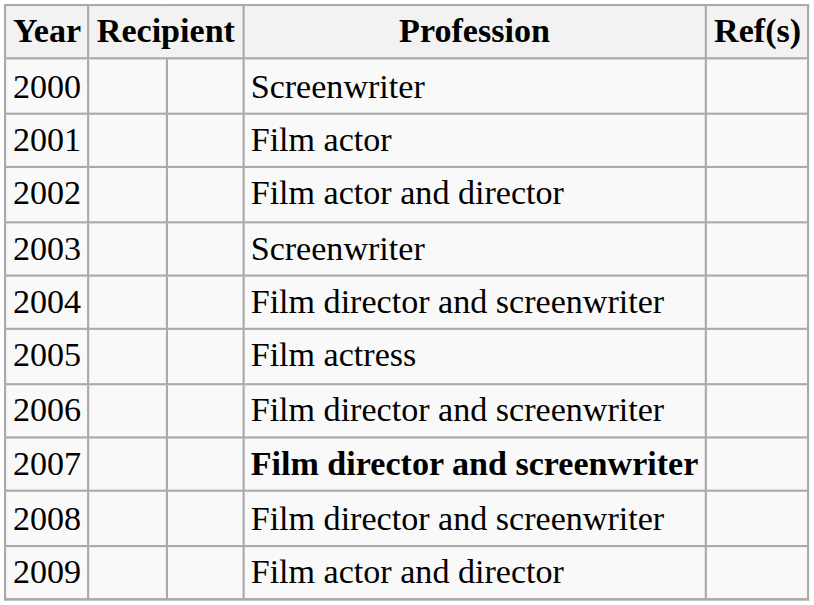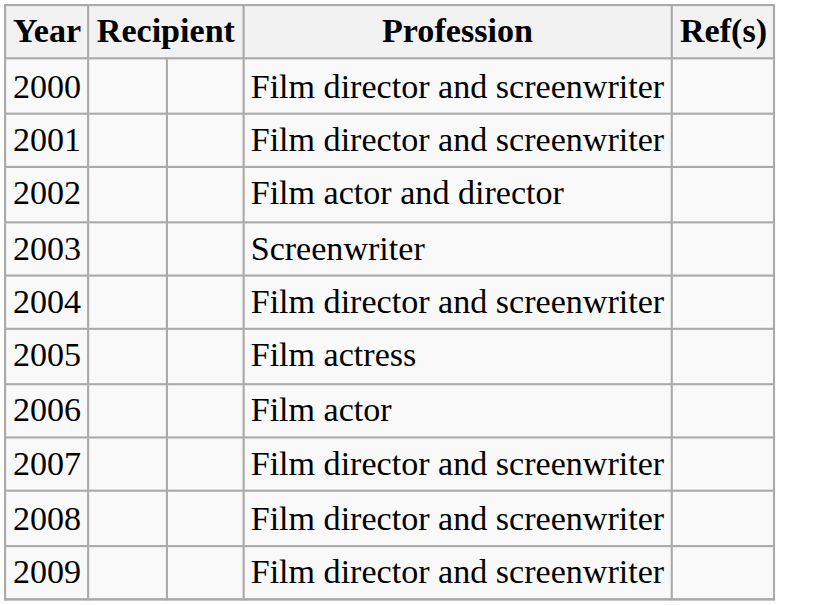(338, 85) Screenwriter -> (457, 85) Film director and screenwriter
(321, 139) Film actor -> (457, 139) Film director and screenwriter
(457, 409) Film director and screenwriter -> (321, 409) Film actor
(475, 463) bold -> (457, 463) normal
(407, 572) Film actor and director -> (457, 572) Film director and screenwriter
